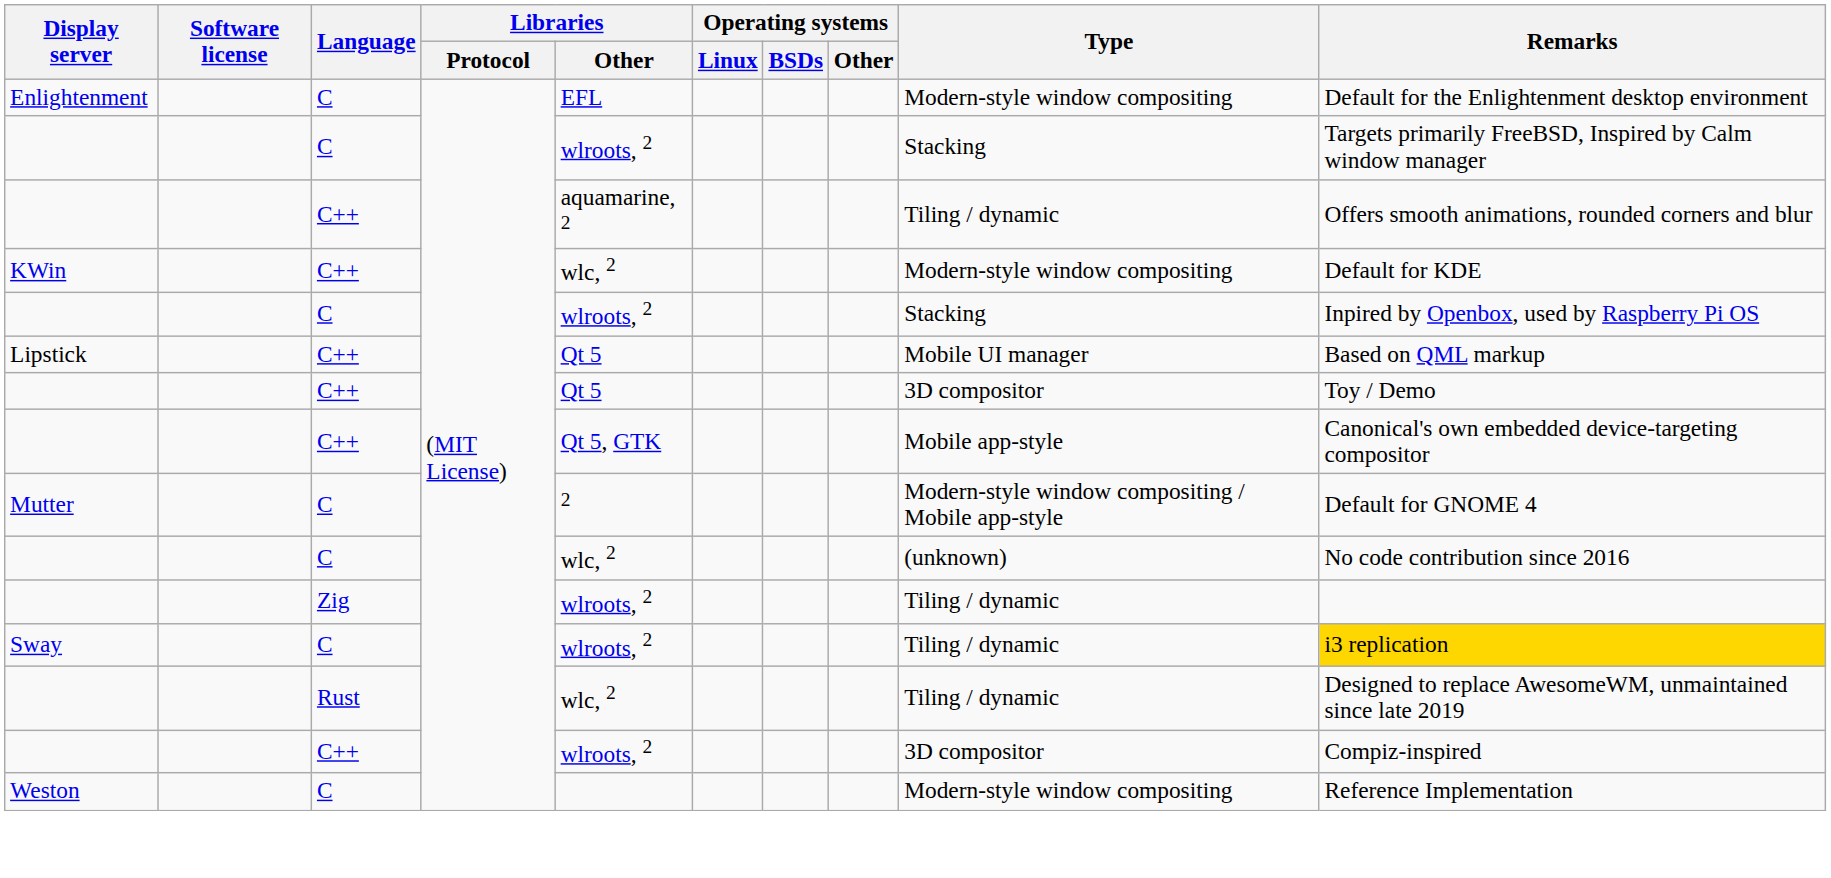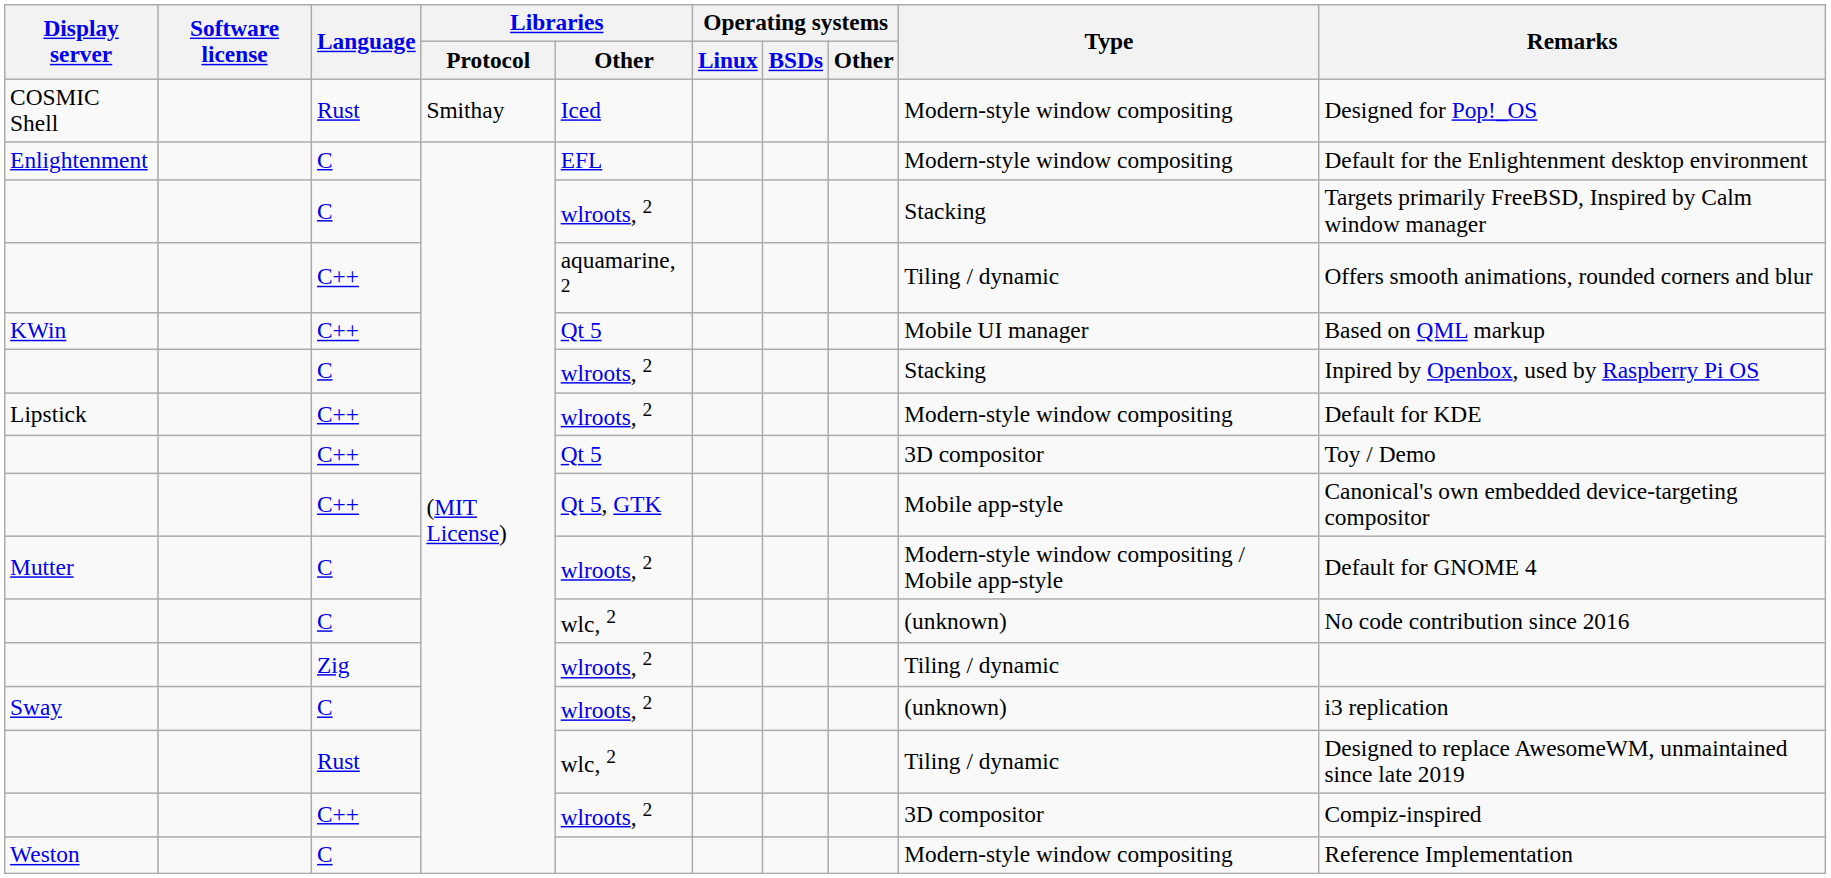+ row: (55, 110)
(588, 270) wlc, 2 -> (581, 330) Qt 5
(1068, 270) Modern-style window compositing -> (996, 330) Mobile UI manager
(1403, 270) Default for KDE -> (1435, 330) Based on QML markup
(581, 353) Qt 5 -> (606, 414) wlroots, 2
(996, 353) Mobile UI manager -> (1068, 414) Modern-style window compositing
(1435, 353) Based on QML markup -> (1403, 414) Default for KDE
(566, 499) 2 -> (606, 567) wlroots, 2
(982, 644) Tiling / dynamic -> (956, 707) (unknown)
(1386, 644) gold background -> (1386, 707) no background
